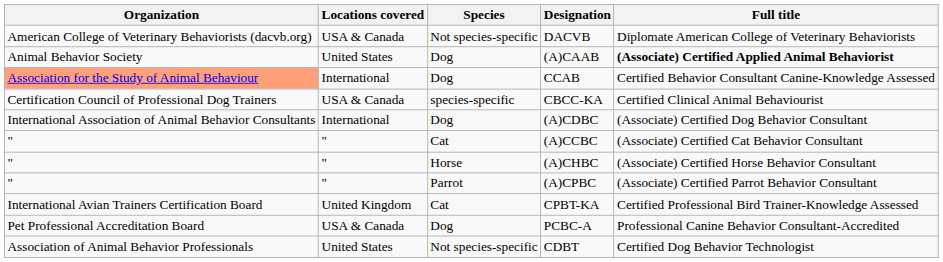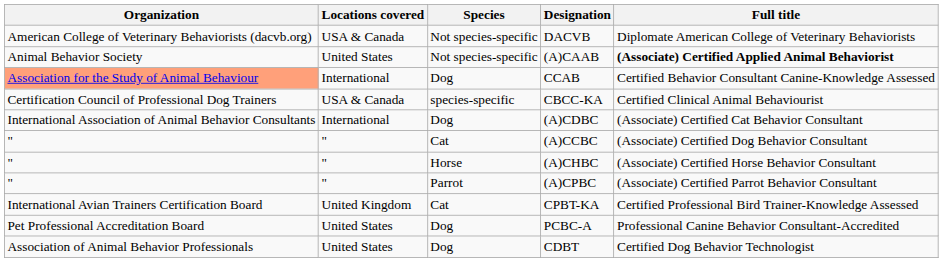(442, 57) Dog -> (484, 57) Not species-specific
(742, 120) (Associate) Certified Dog Behavior Consultant -> (740, 120) (Associate) Certified Cat Behavior Consultant
(740, 141) (Associate) Certified Cat Behavior Consultant -> (742, 141) (Associate) Certified Dog Behavior Consultant
(363, 225) USA & Canada -> (357, 225) United States
(484, 246) Not species-specific -> (442, 246) Dog
